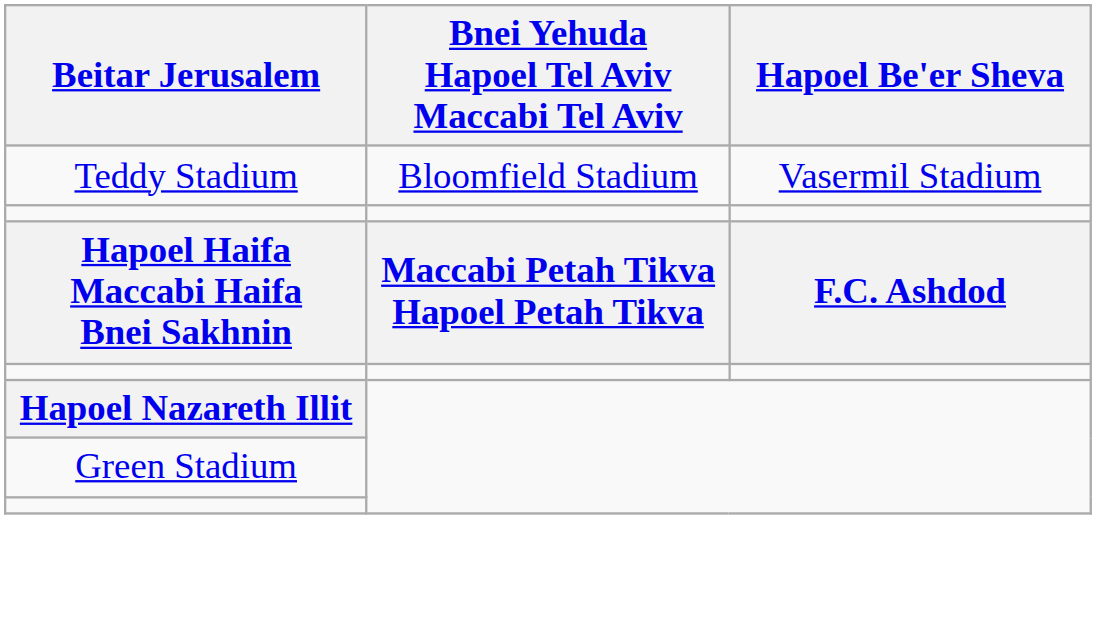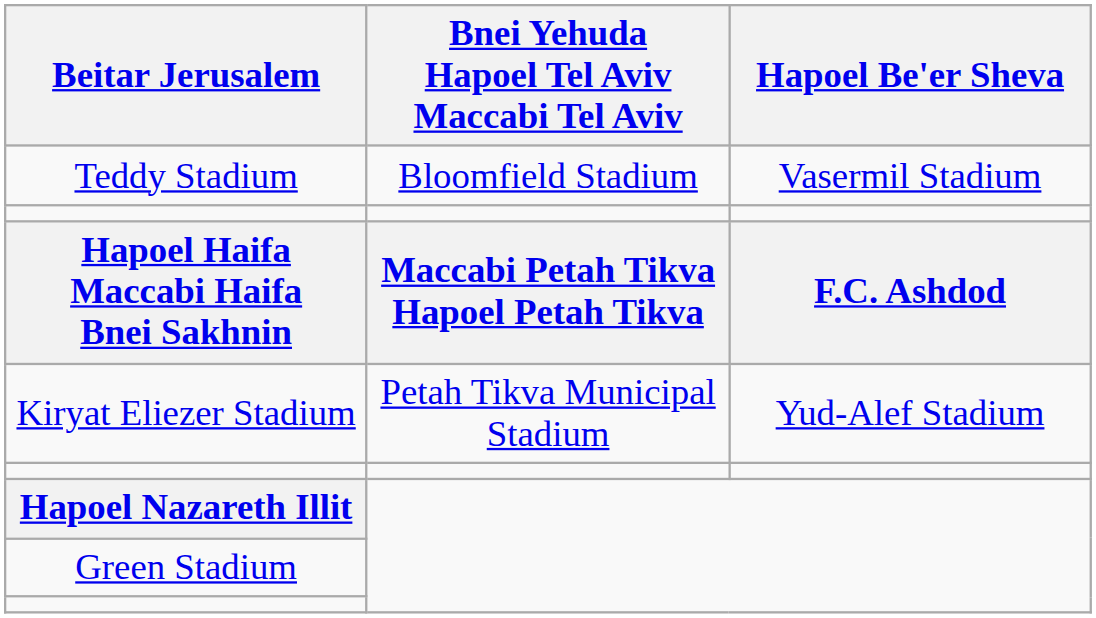+ row: (186, 412)
